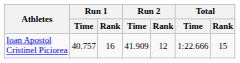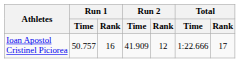(84, 46) 40.757 -> (84, 46) 50.757
(223, 46) 15 -> (223, 46) 17
